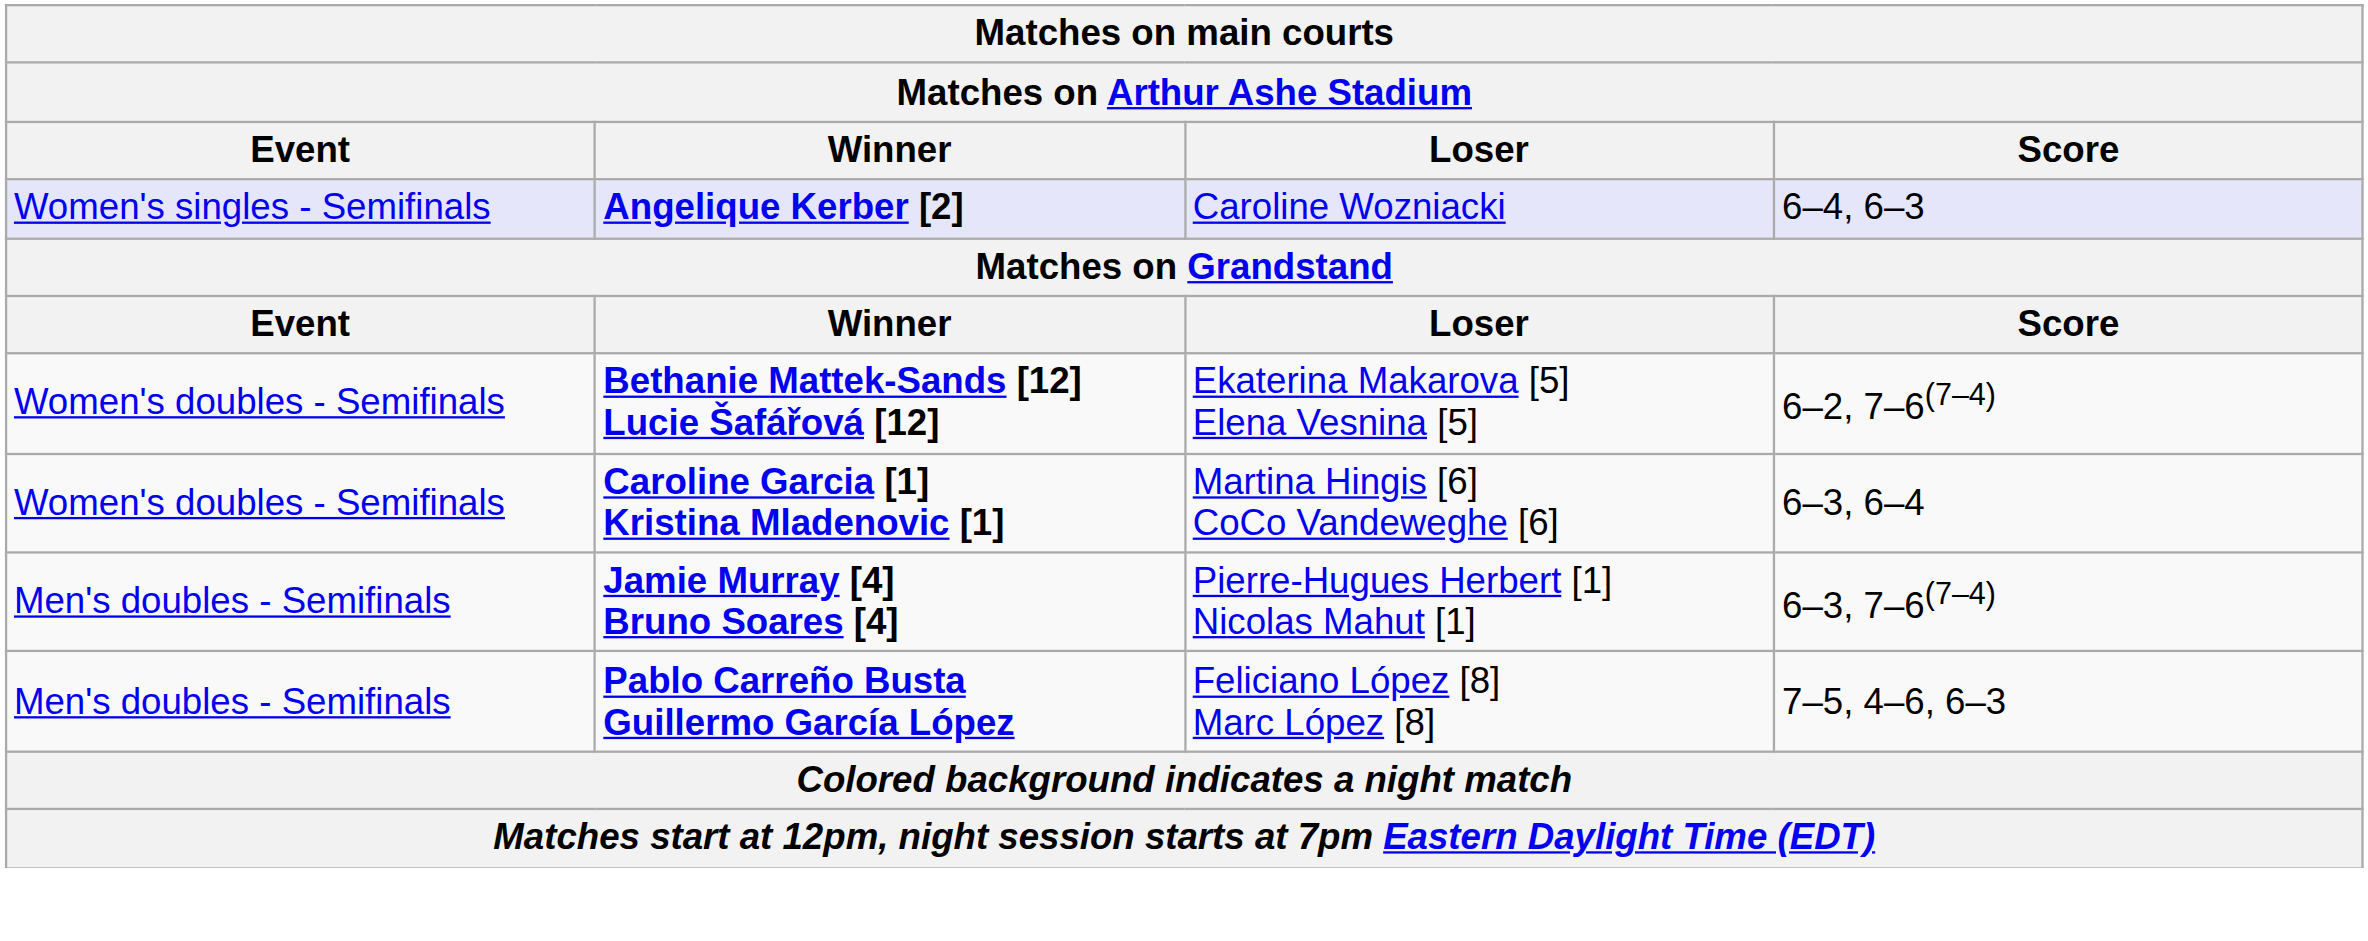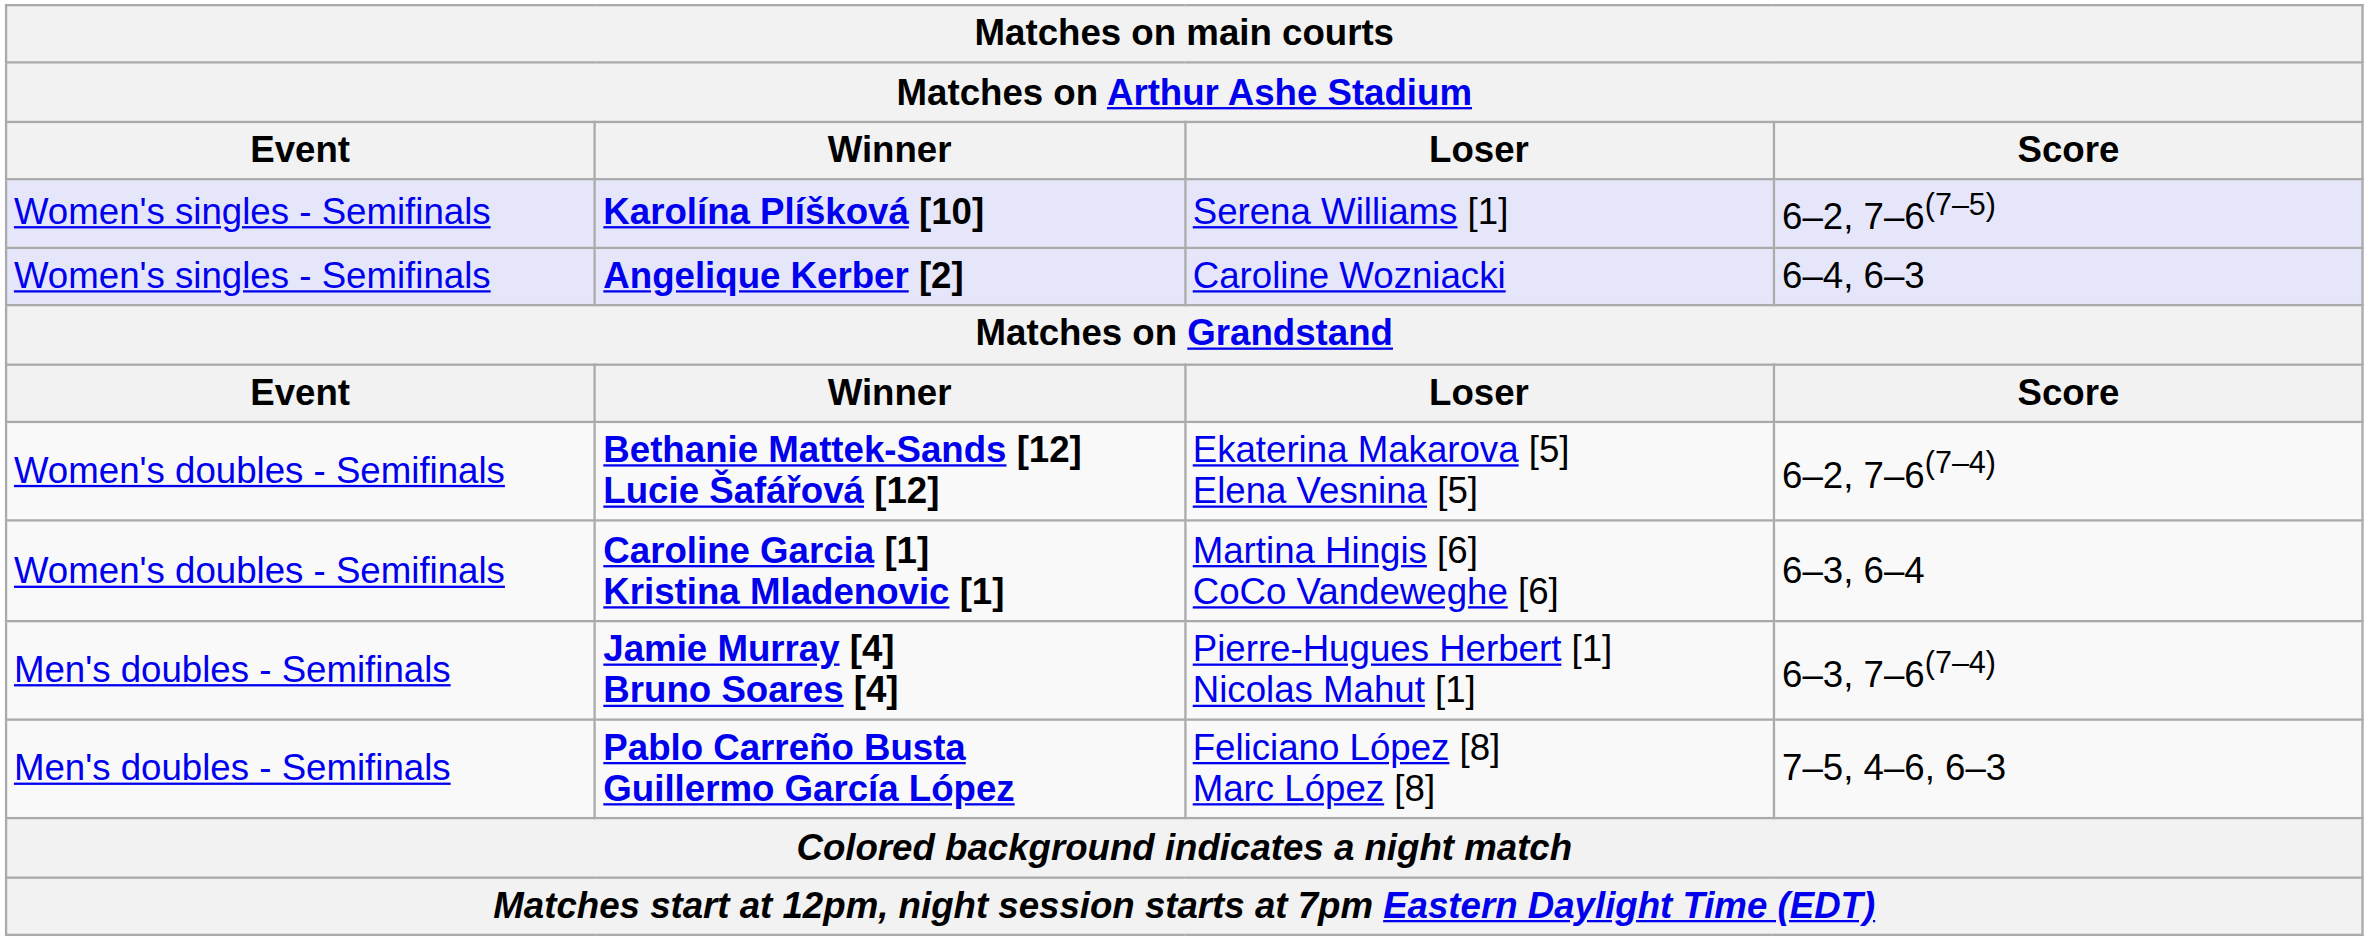+ row: (794, 212)
